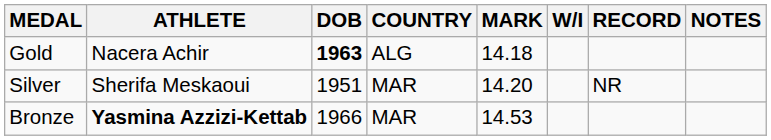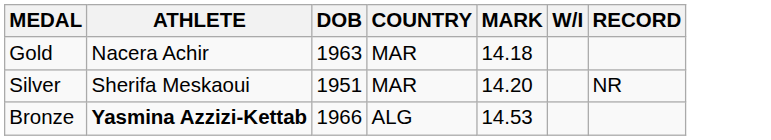- column: (726, 20)
(339, 53) bold -> (339, 53) normal
(392, 53) ALG -> (394, 53) MAR
(394, 118) MAR -> (392, 118) ALG
